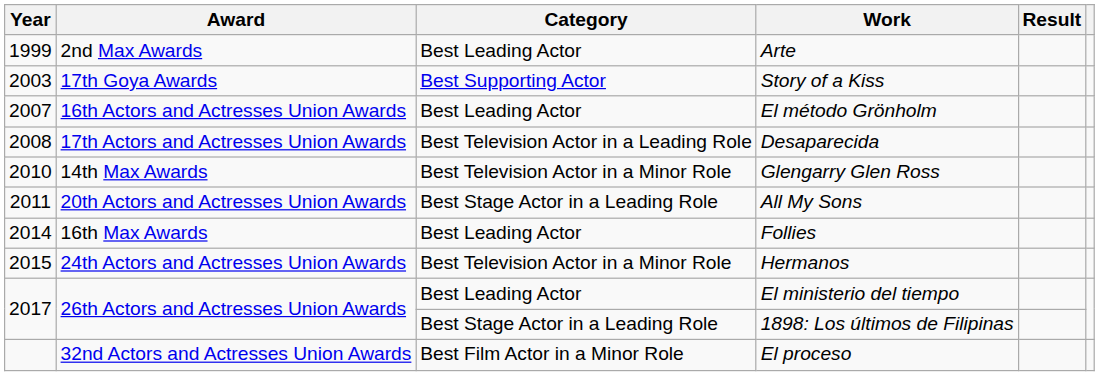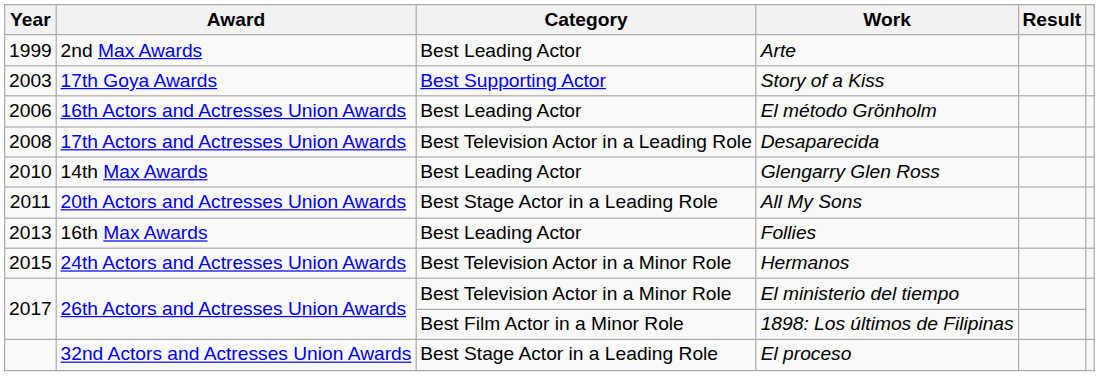(30, 111) 2007 -> (30, 111) 2006
(576, 171) Best Television Actor in a Minor Role -> (501, 171) Best Leading Actor
(30, 232) 2014 -> (30, 232) 2013
(501, 293) Best Leading Actor -> (576, 293) Best Television Actor in a Minor Role
(569, 324) Best Stage Actor in a Leading Role -> (552, 324) Best Film Actor in a Minor Role
(552, 354) Best Film Actor in a Minor Role -> (569, 354) Best Stage Actor in a Leading Role
